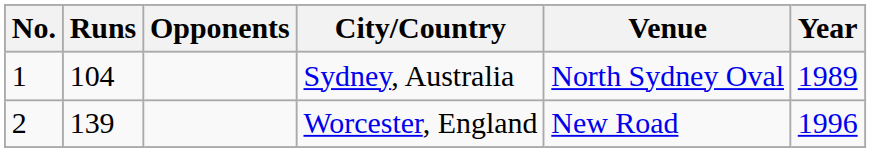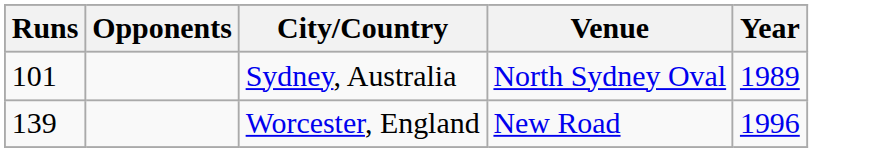- column: (34, 28)
(92, 75) 104 -> (34, 75) 101
